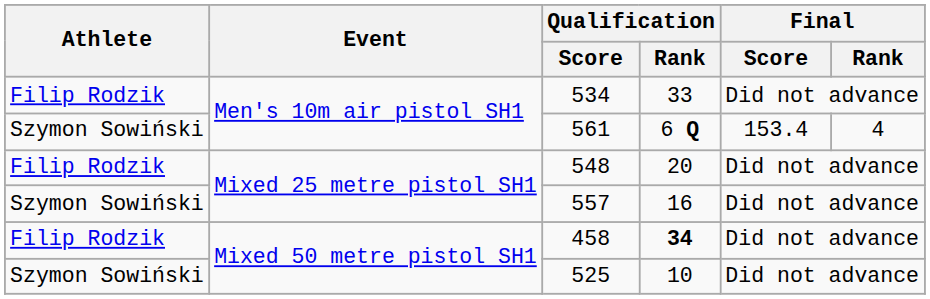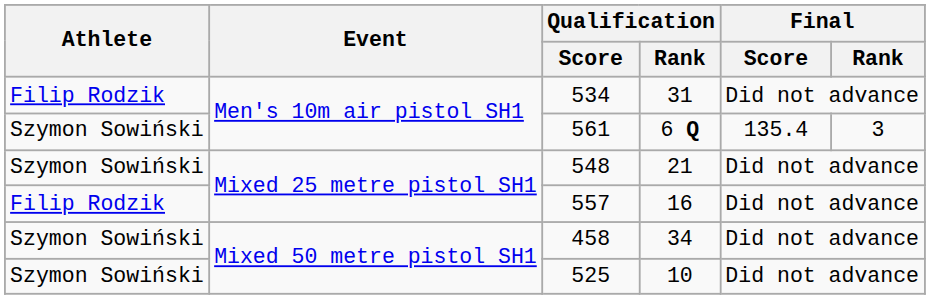(680, 95) 33 -> (680, 95) 31
(776, 131) 153.4 -> (776, 131) 135.4
(878, 131) 4 -> (878, 131) 3
(88, 167) Filip Rodzik -> (107, 167) Szymon Sowiński
(680, 167) 20 -> (680, 167) 21
(107, 204) Szymon Sowiński -> (88, 204) Filip Rodzik
(88, 240) Filip Rodzik -> (107, 240) Szymon Sowiński
(680, 240) bold -> (680, 240) normal
